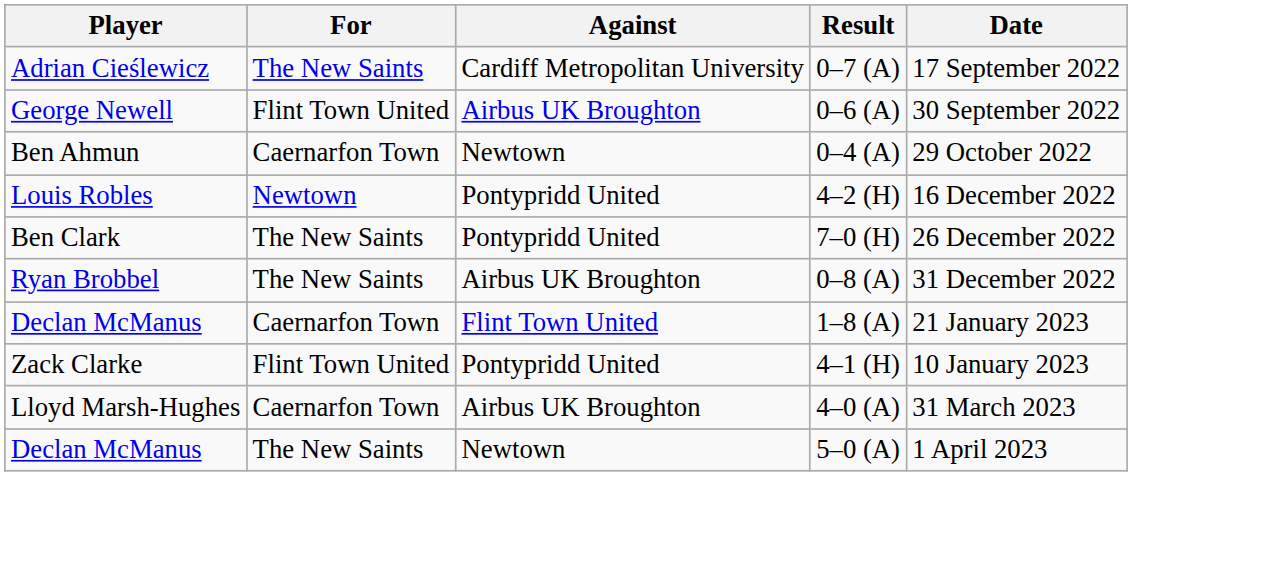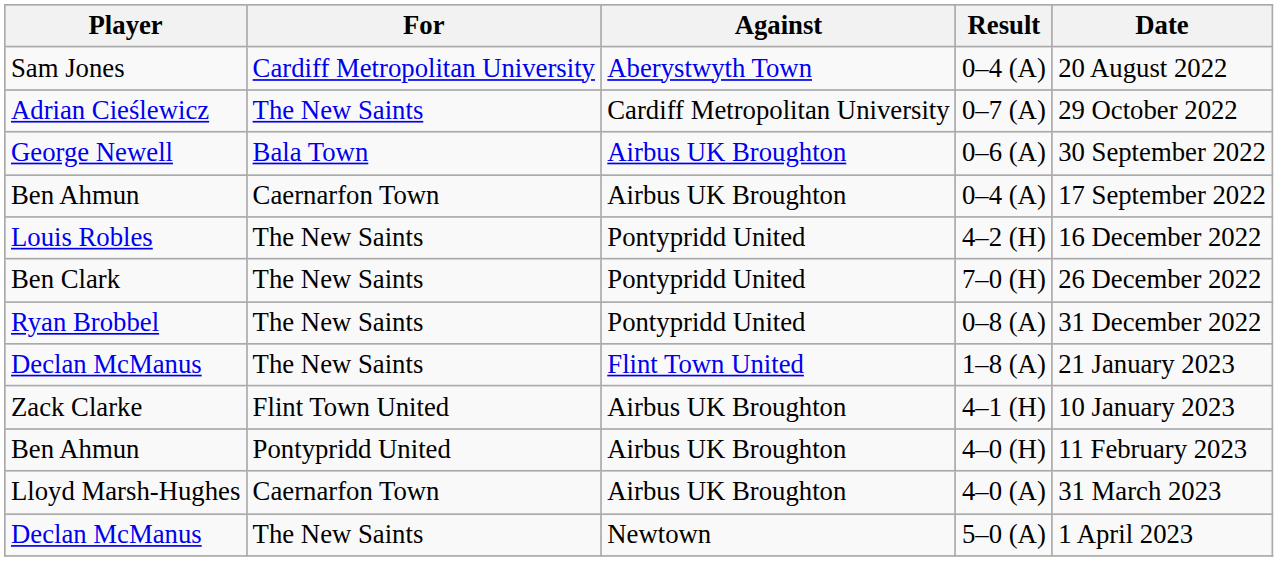+ row: (68, 68)
(1016, 68) 17 September 2022 -> (1148, 110) 29 October 2022
(351, 110) Flint Town United -> (310, 152) Bala Town
(513, 152) Newtown -> (727, 195) Airbus UK Broughton
(1002, 152) 29 October 2022 -> (1162, 195) 17 September 2022
(305, 195) Newtown -> (338, 237) The New Saints
(581, 279) Airbus UK Broughton -> (706, 322) Pontypridd United
(346, 322) Caernarfon Town -> (338, 364) The New Saints
(561, 364) Pontypridd United -> (727, 407) Airbus UK Broughton
+ row: (75, 449)
